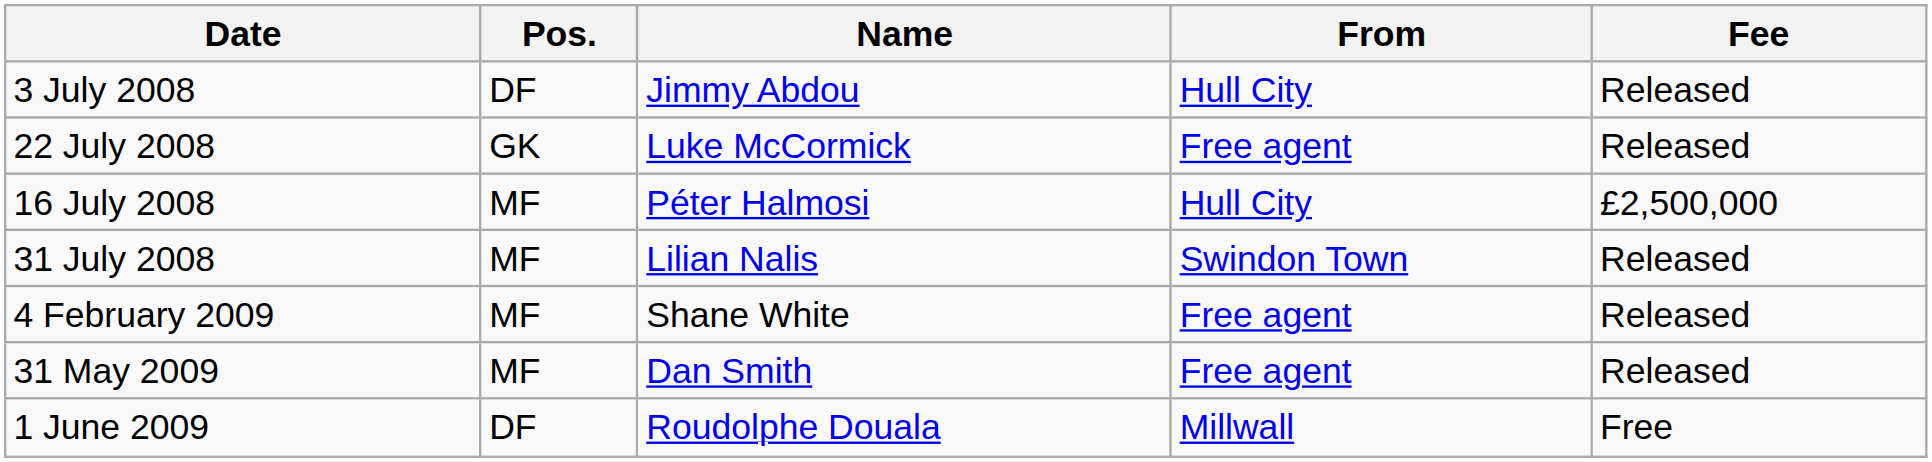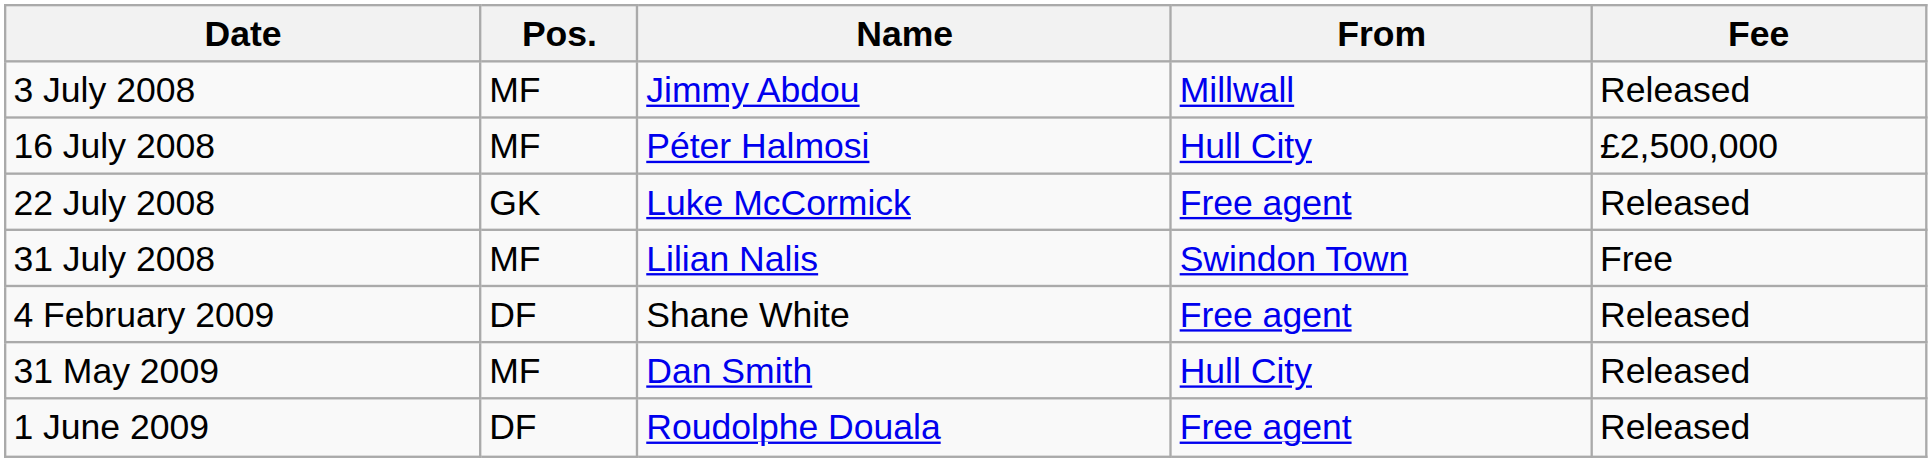(513, 90) DF -> (515, 90) MF
(1246, 90) Hull City -> (1237, 90) Millwall
rows swapped: (114, 202) <-> (114, 146)
(1675, 259) Released -> (1637, 259) Free
(515, 315) MF -> (513, 315) DF
(1266, 371) Free agent -> (1246, 371) Hull City
(1237, 428) Millwall -> (1266, 428) Free agent
(1637, 428) Free -> (1675, 428) Released
